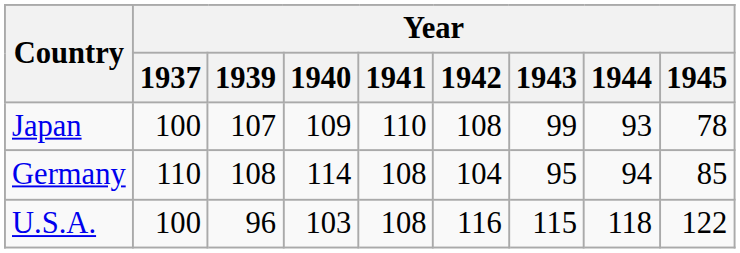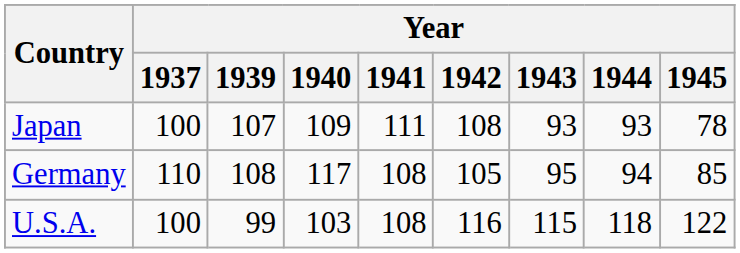(404, 125) 110 -> (405, 125) 111
(562, 125) 99 -> (562, 125) 93
(329, 174) 114 -> (329, 174) 117
(479, 174) 104 -> (479, 174) 105
(261, 222) 96 -> (261, 222) 99
